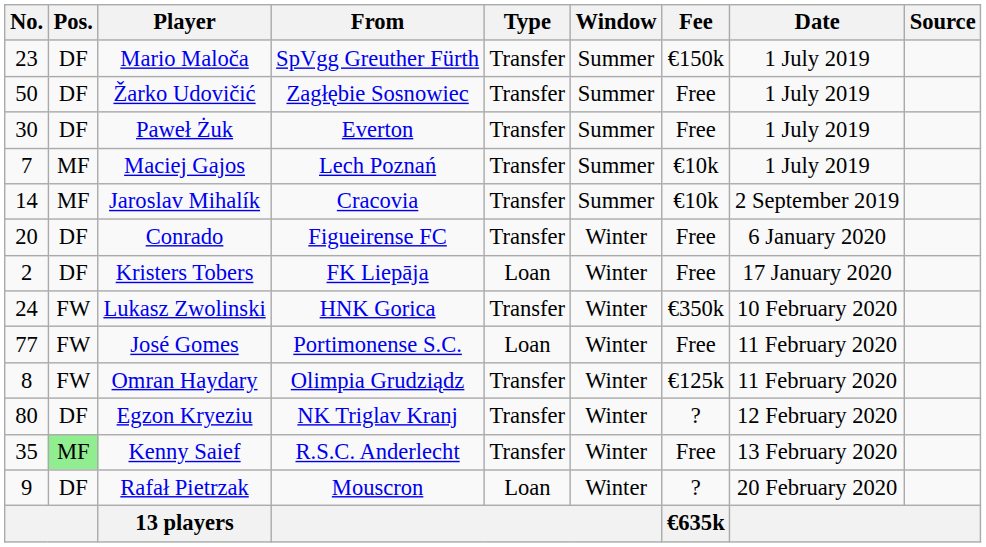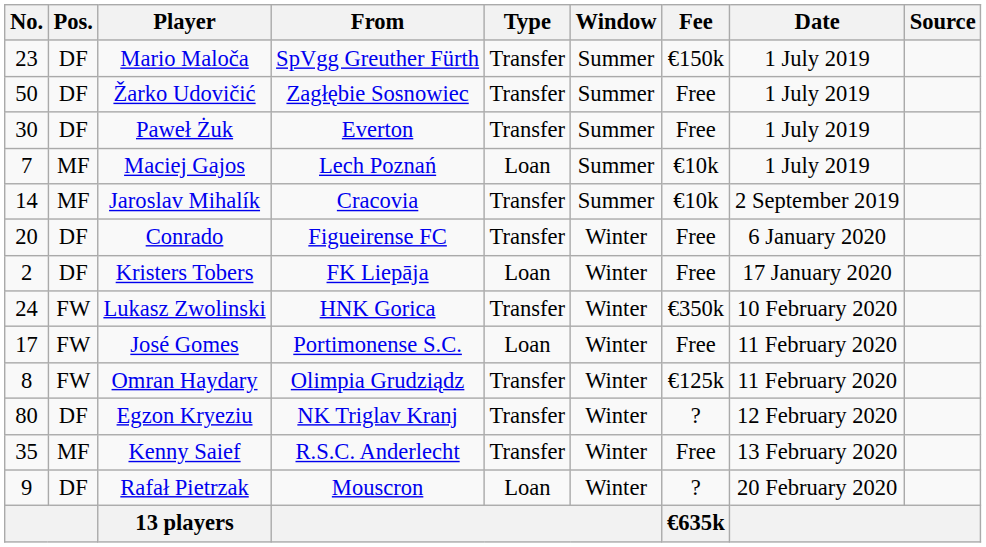(527, 165) Transfer -> (527, 165) Loan
(27, 344) 77 -> (27, 344) 17
(73, 451) lightgreen background -> (73, 451) no background
